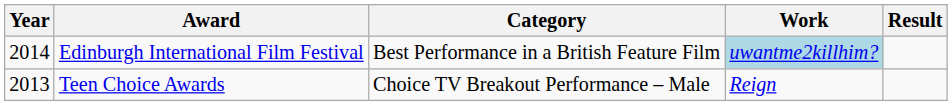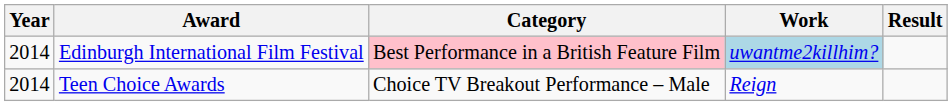(547, 52) no background -> (547, 52) pink background
(29, 84) 2013 -> (29, 84) 2014
